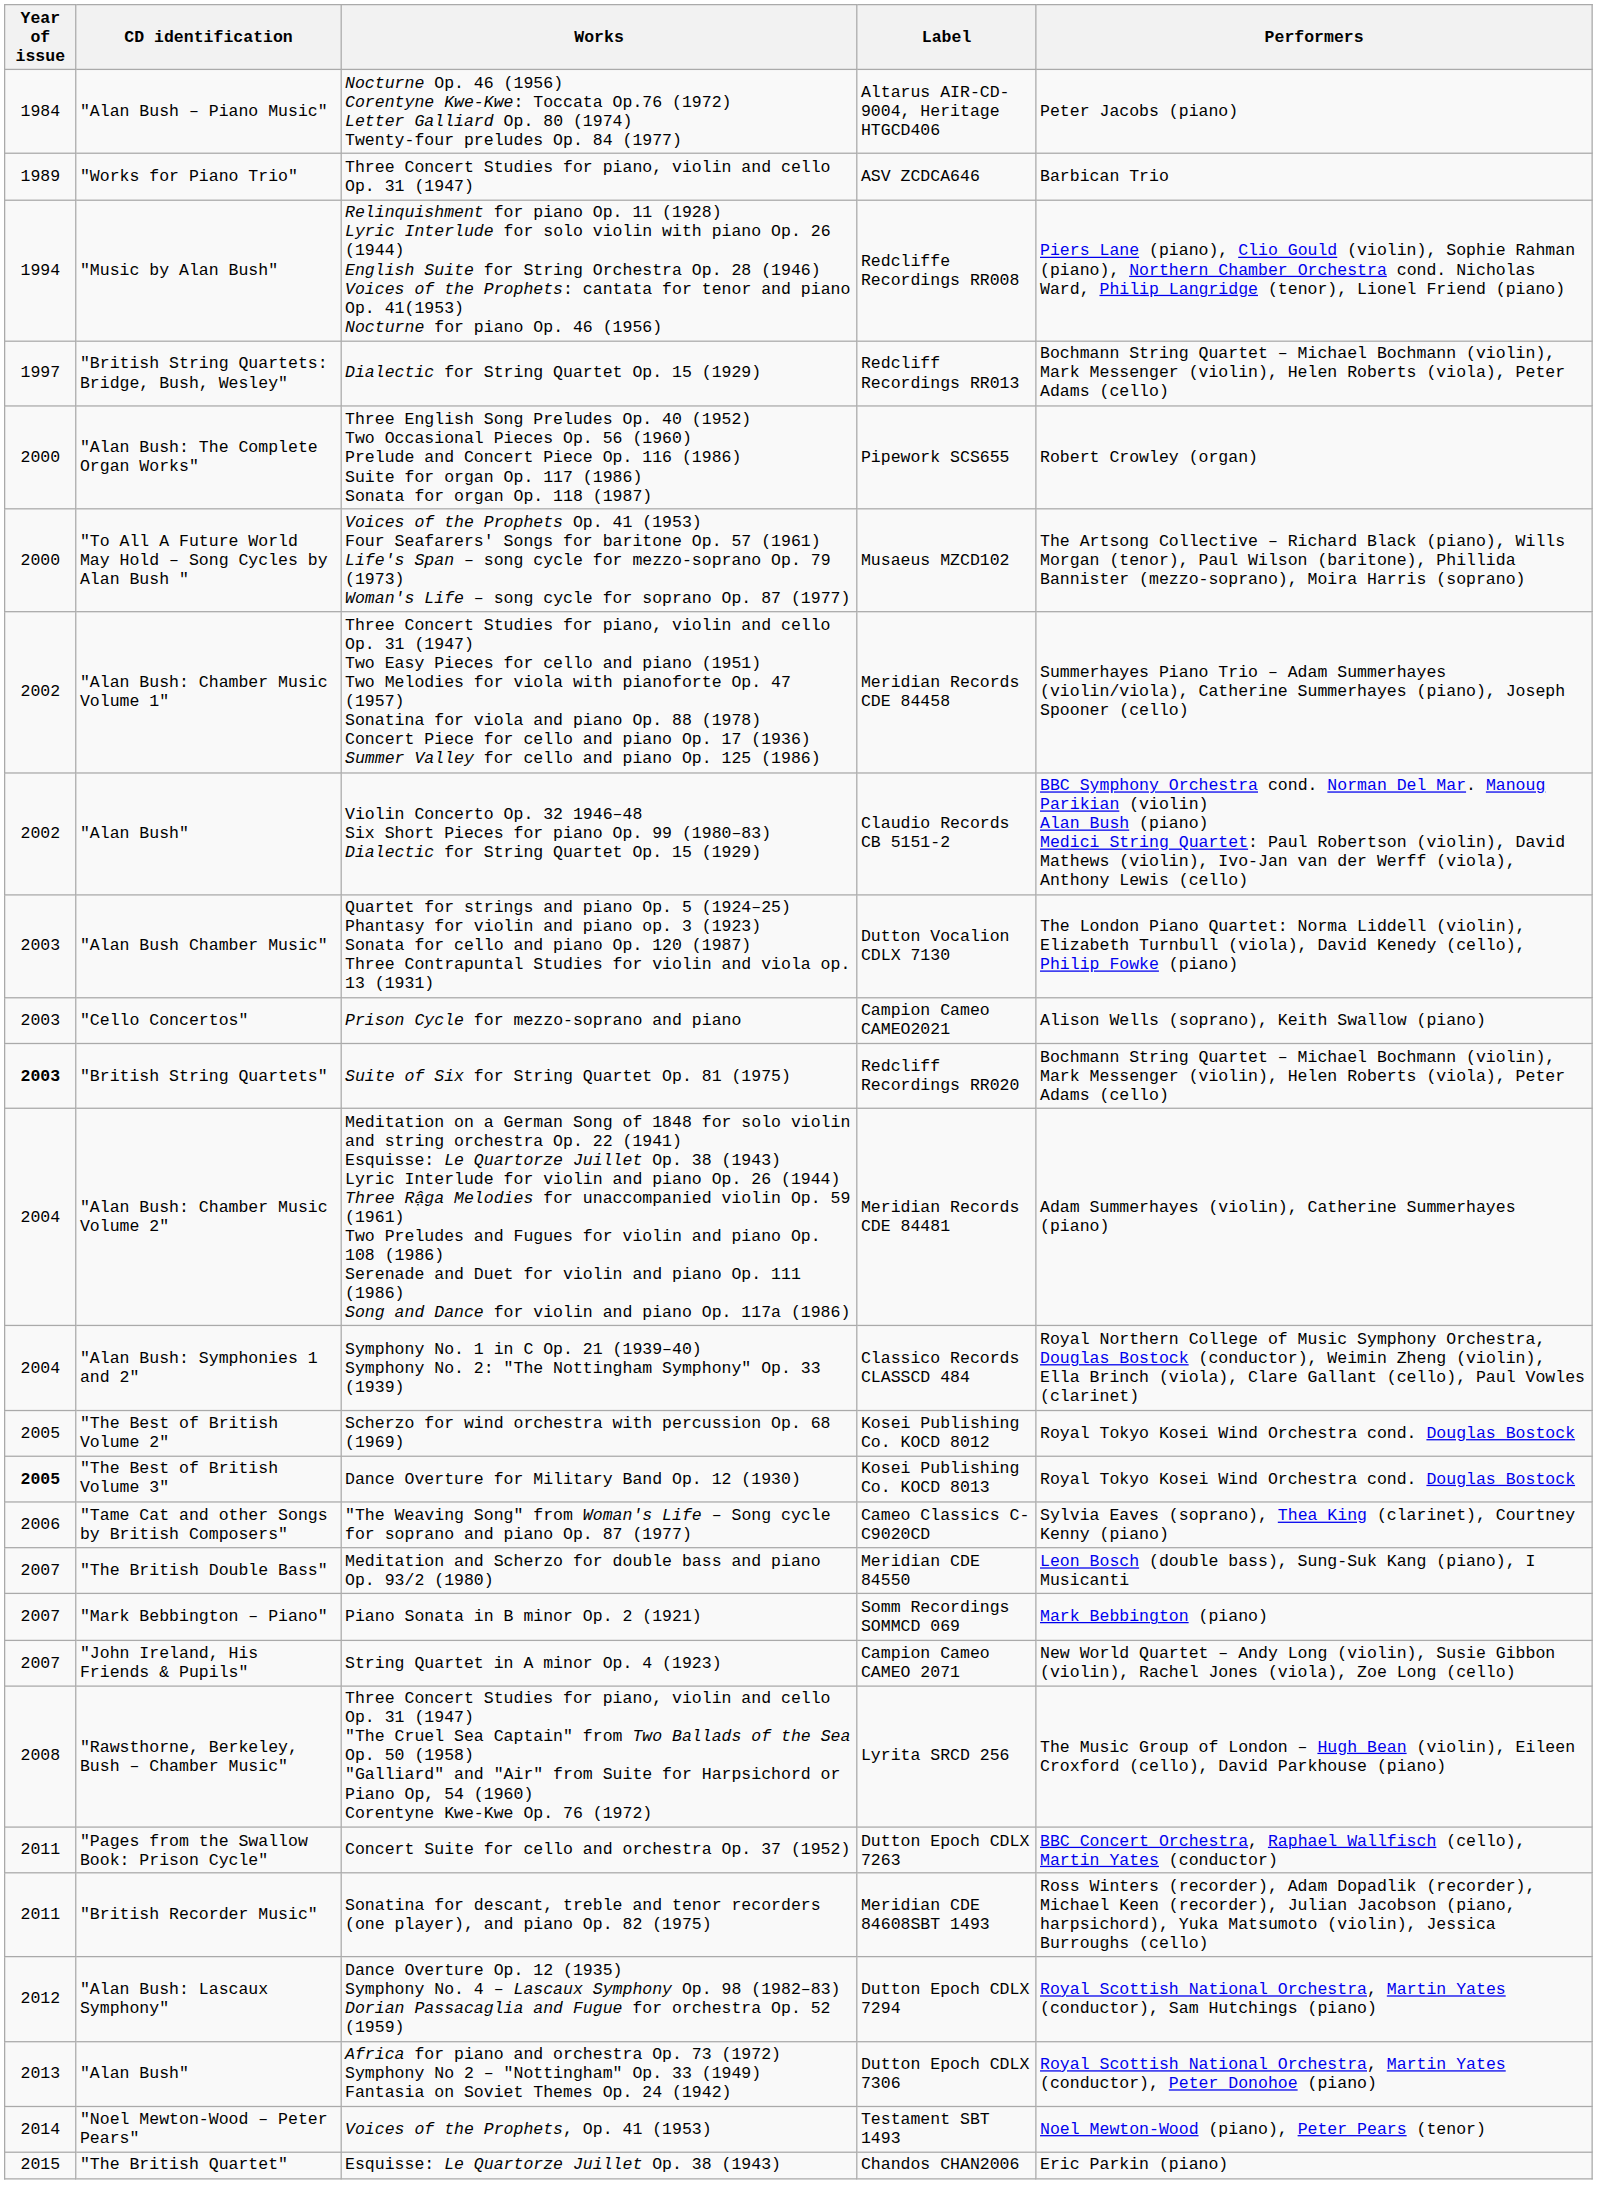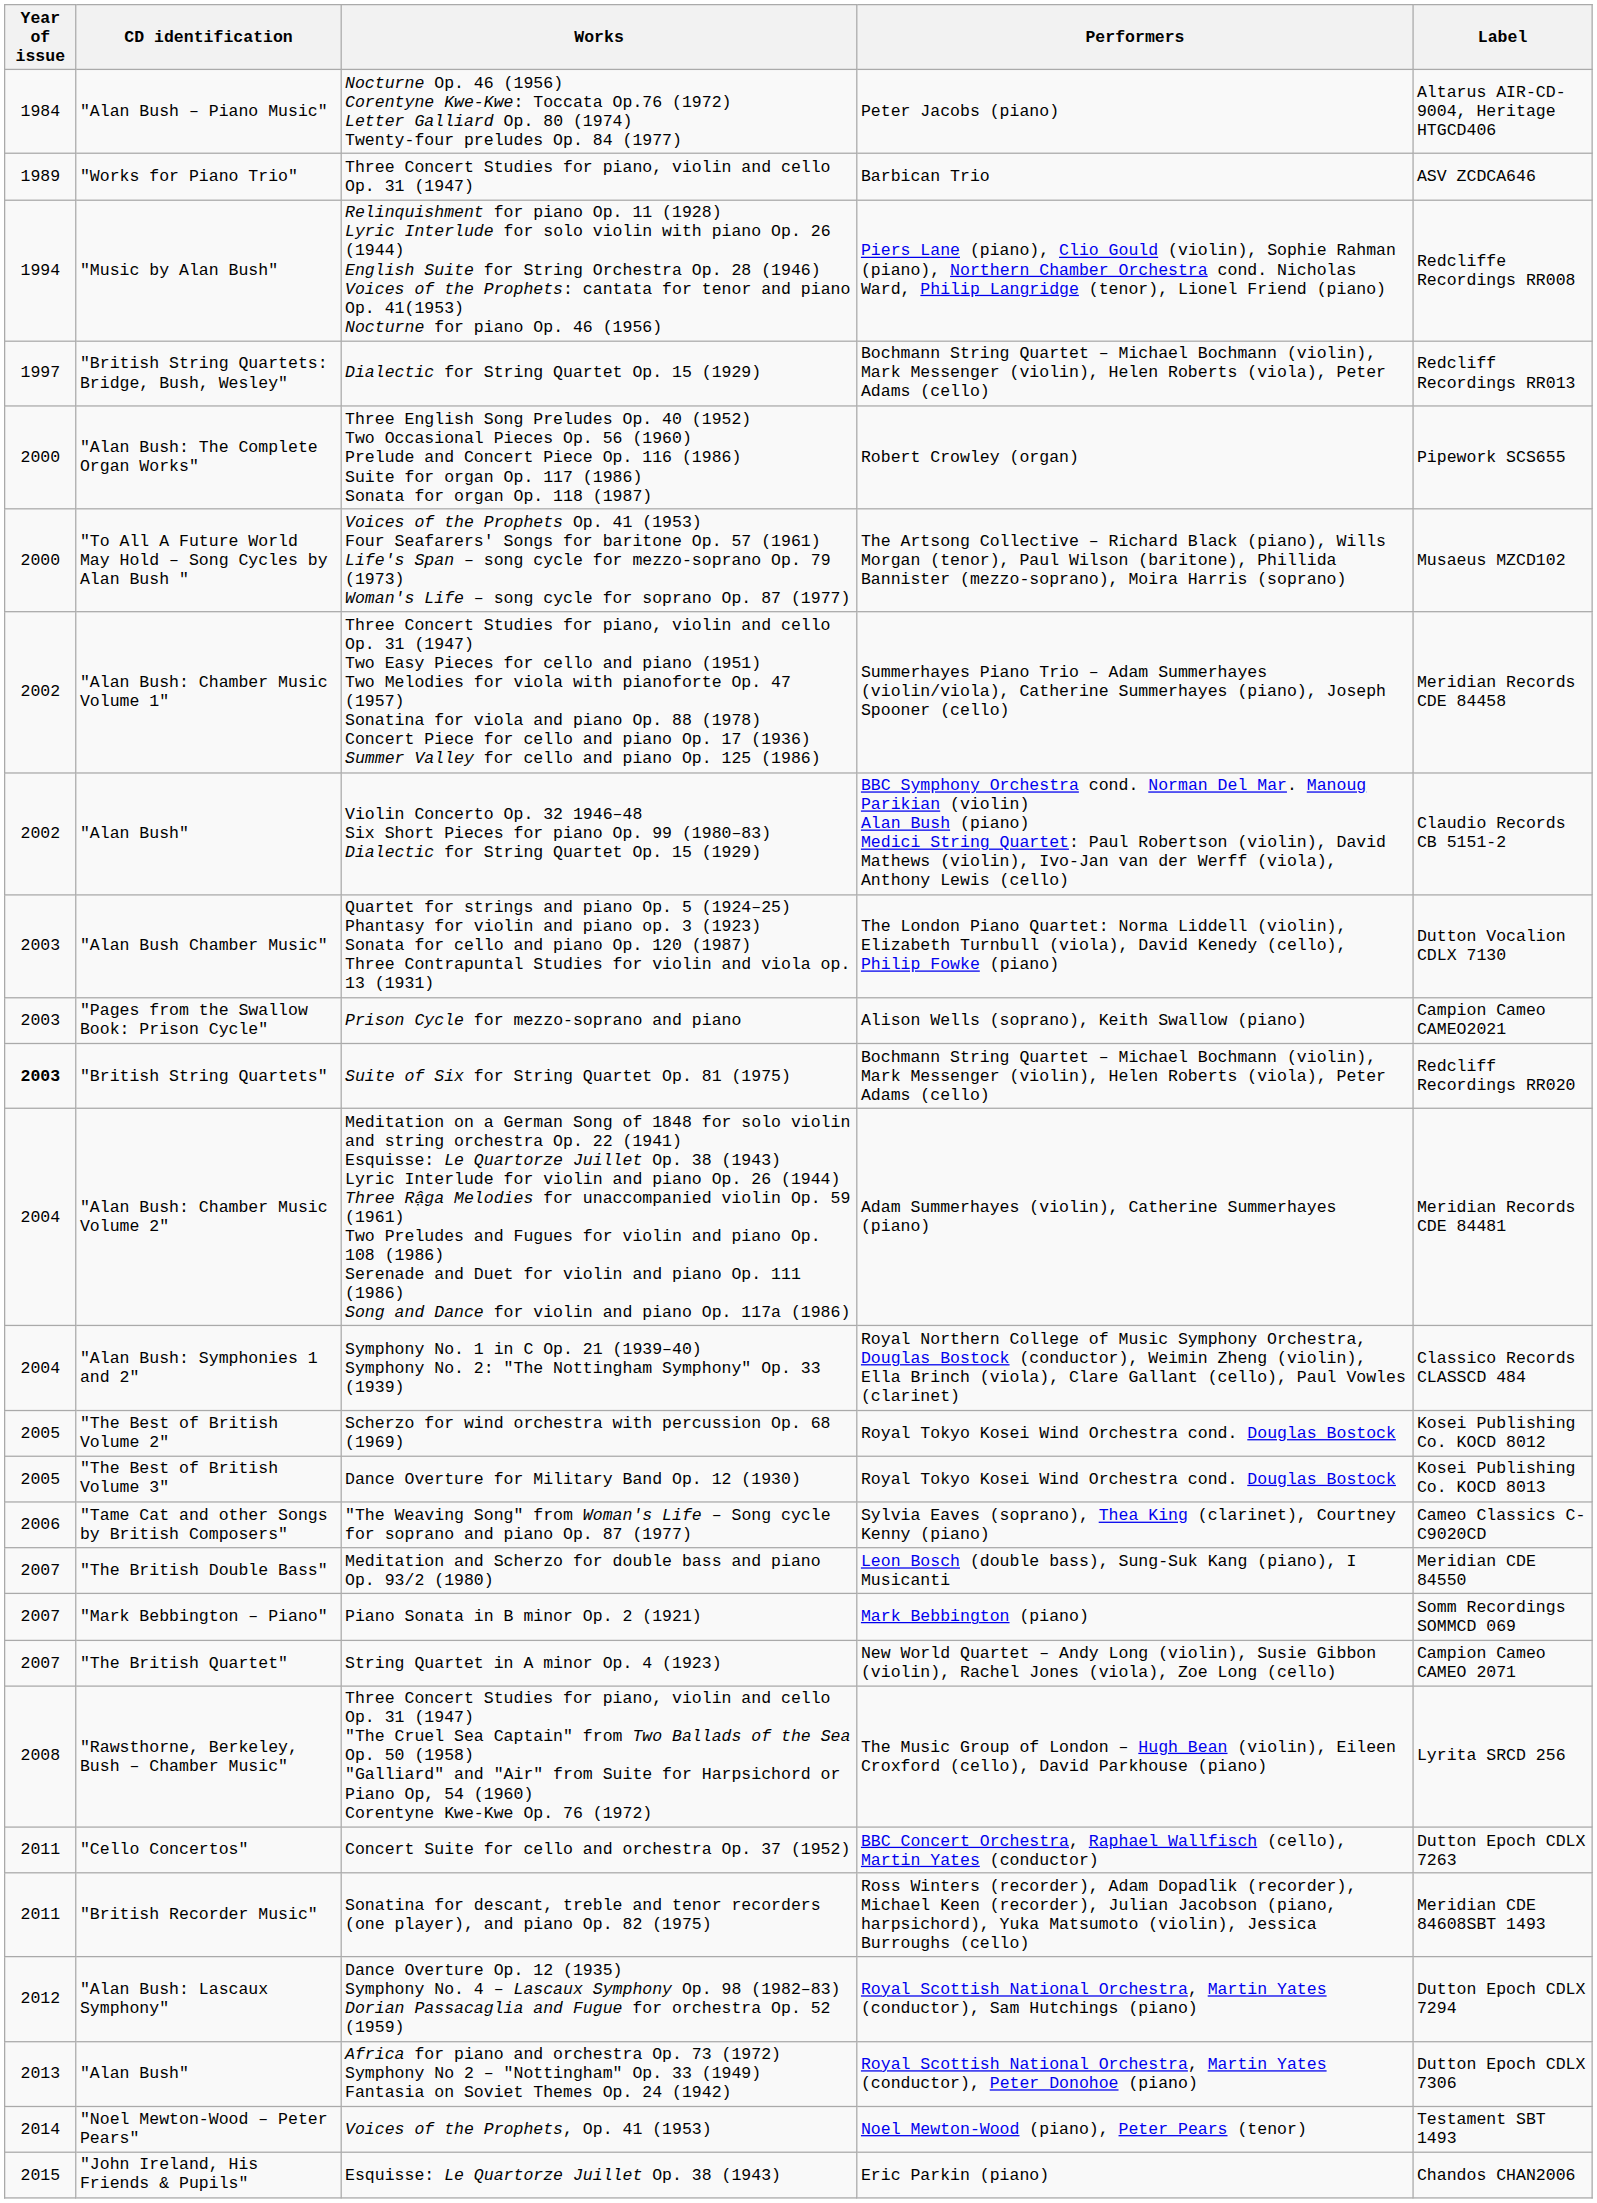columns swapped: (1314, 37) <-> (947, 37)
(164, 1021) "Cello Concertos" -> (194, 1021) "Pages from the Swallow Book: Prison Cycle"
(40, 1479) bold -> (40, 1479) normal
(169, 1663) "John Ireland, His Friends & Pupils" -> (184, 1663) "The British Quartet"
(194, 1850) "Pages from the Swallow Book: Prison Cycle" -> (164, 1850) "Cello Concertos"
(184, 2166) "The British Quartet" -> (169, 2175) "John Ireland, His Friends & Pupils"
